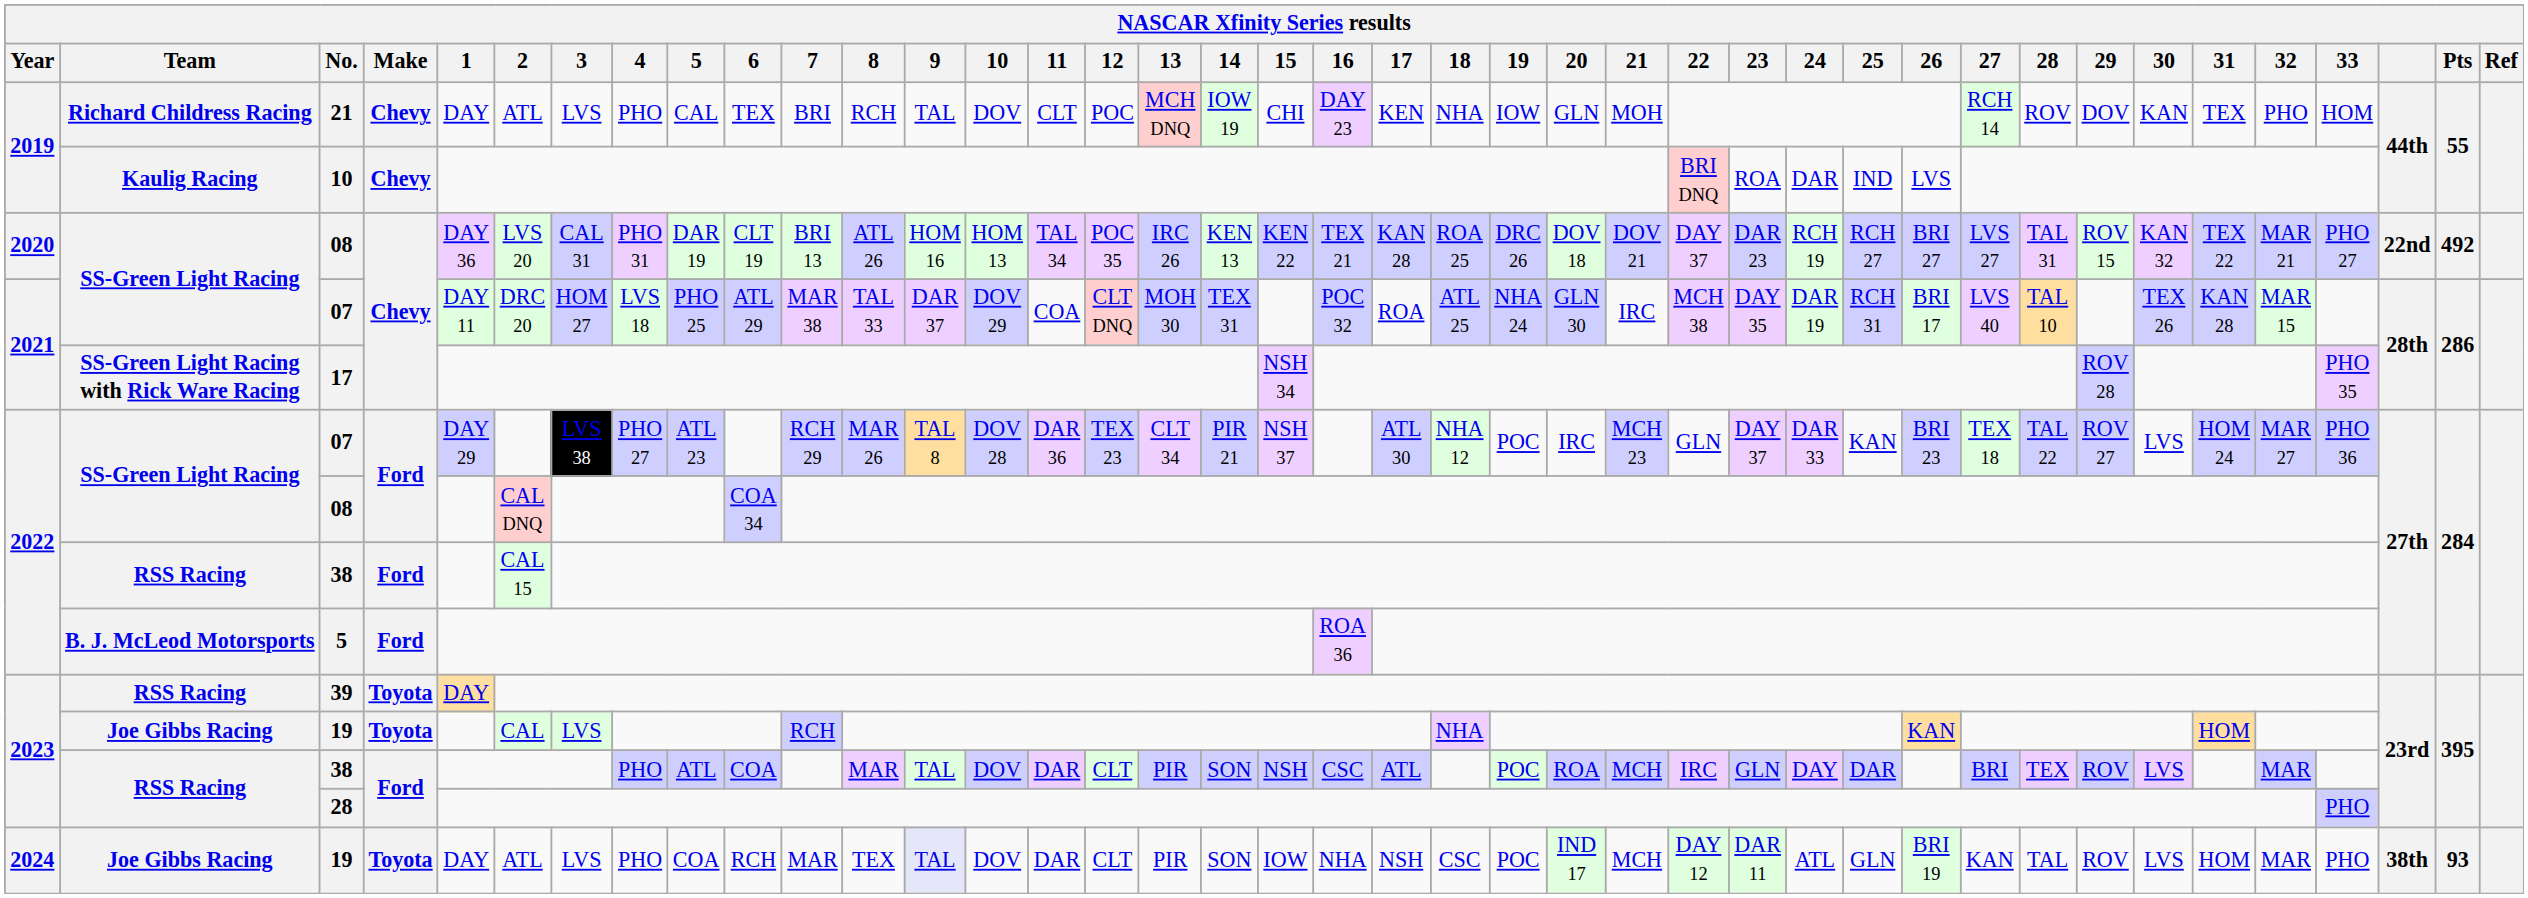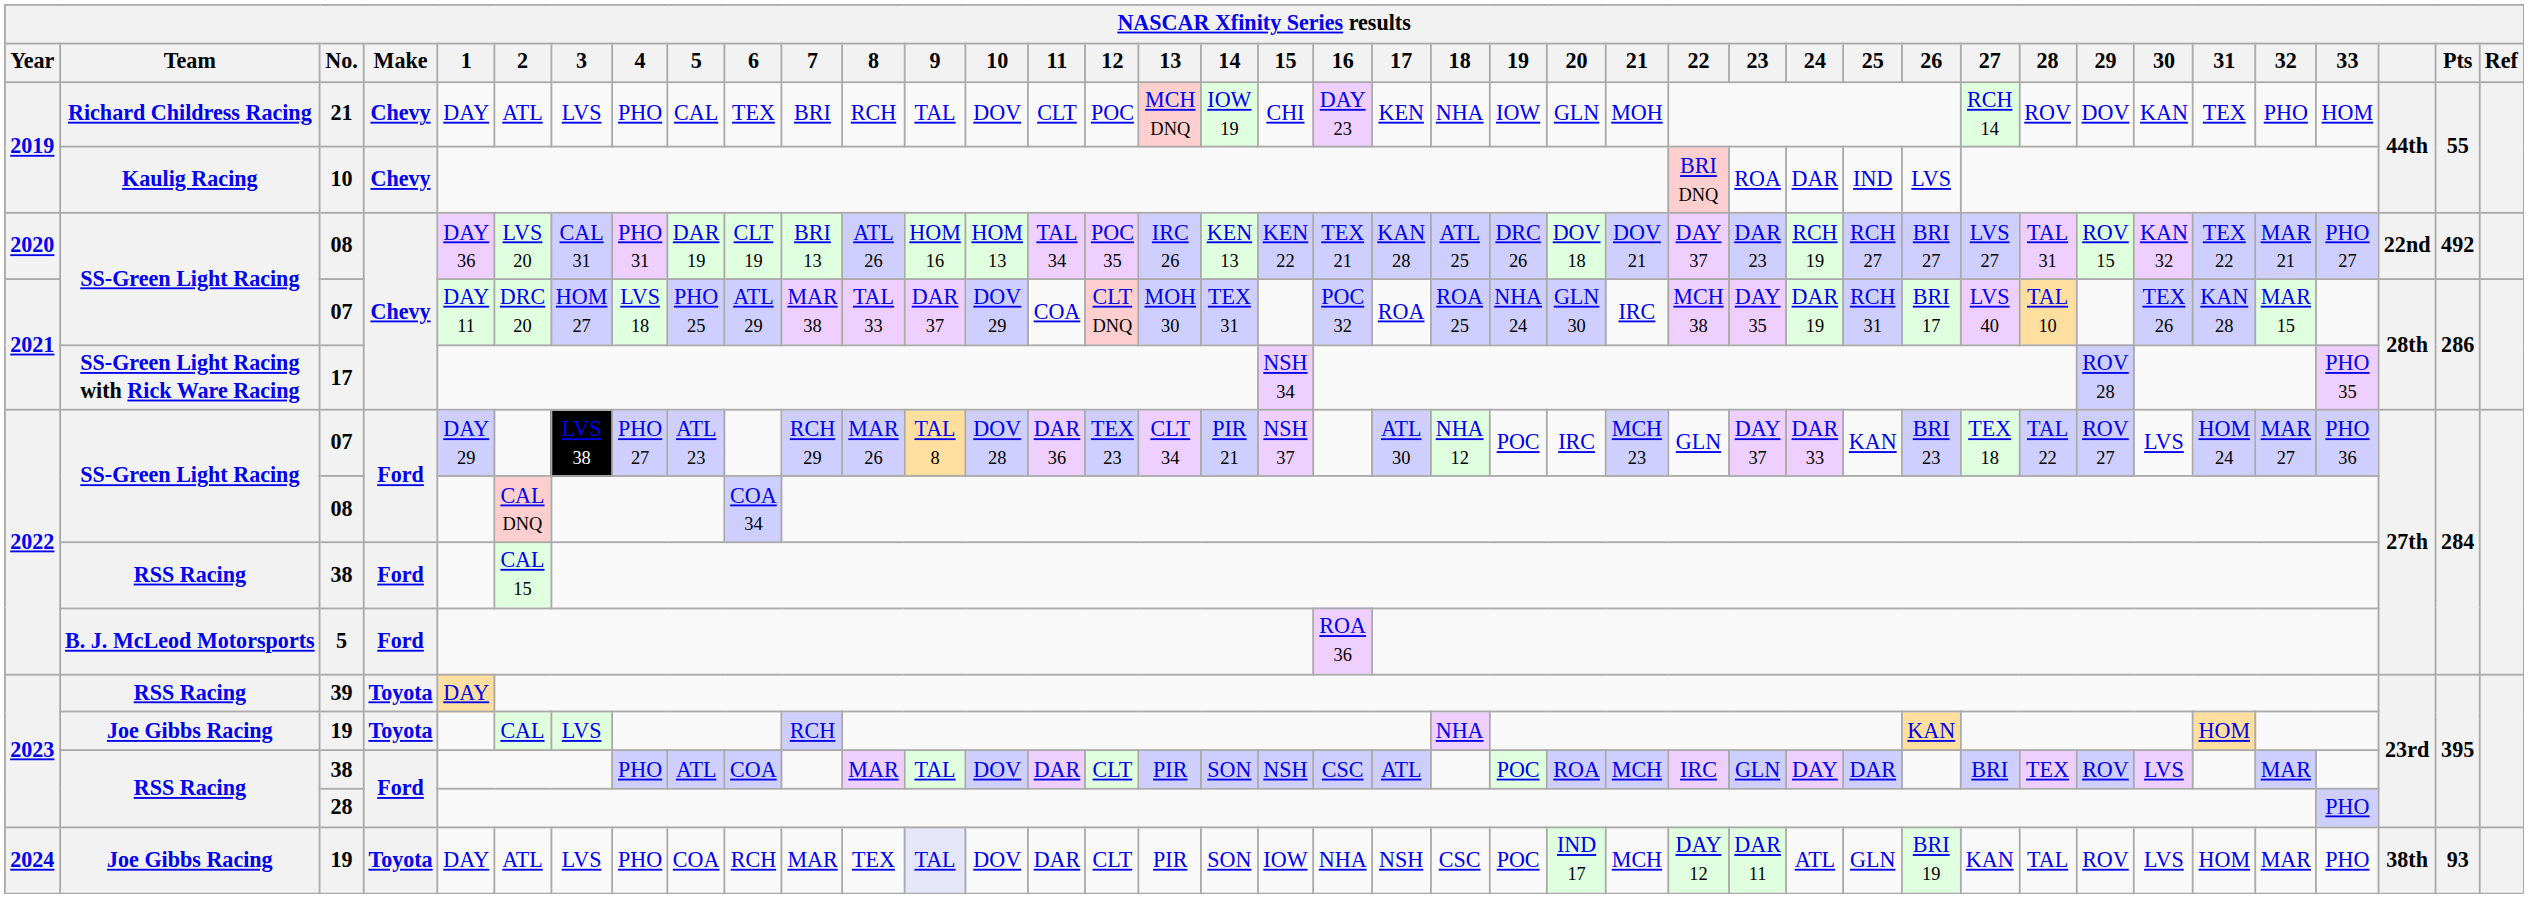(1460, 244) ROA 25 -> (1460, 244) ATL 25
(1460, 310) ATL 25 -> (1460, 310) ROA 25
